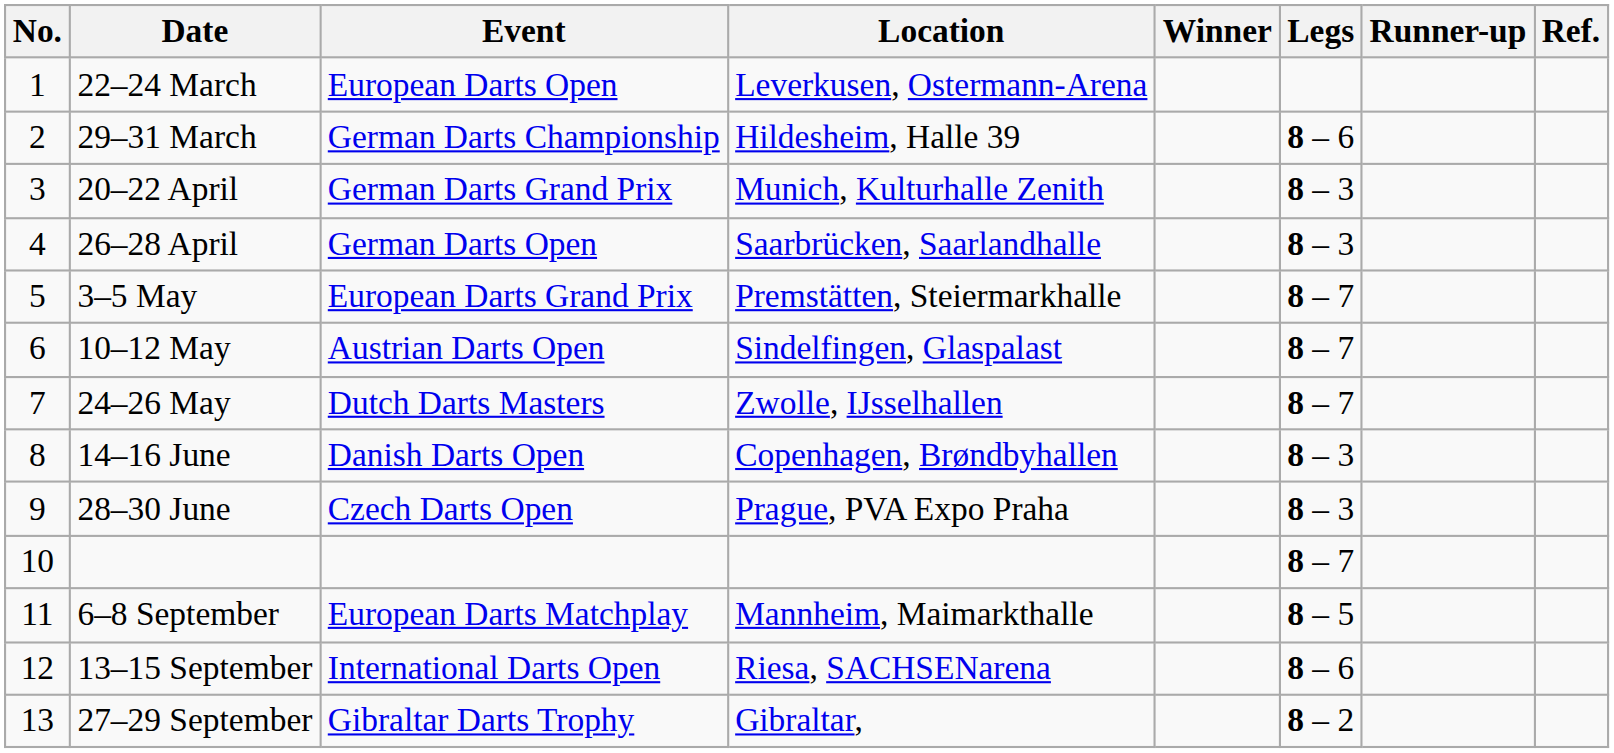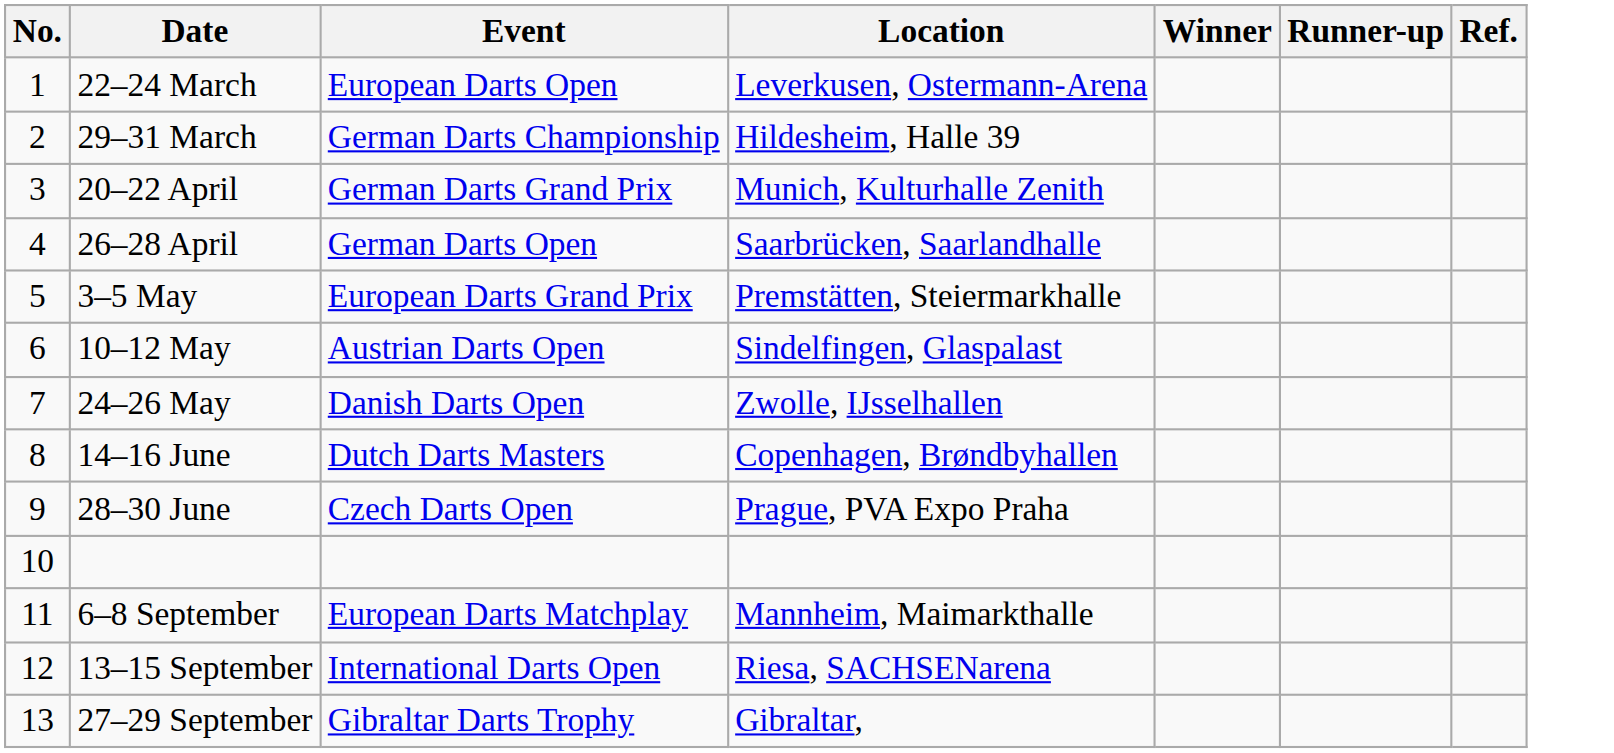- column: (1321, 31)
(466, 402) Dutch Darts Masters -> (456, 402) Danish Darts Open
(456, 455) Danish Darts Open -> (466, 455) Dutch Darts Masters
